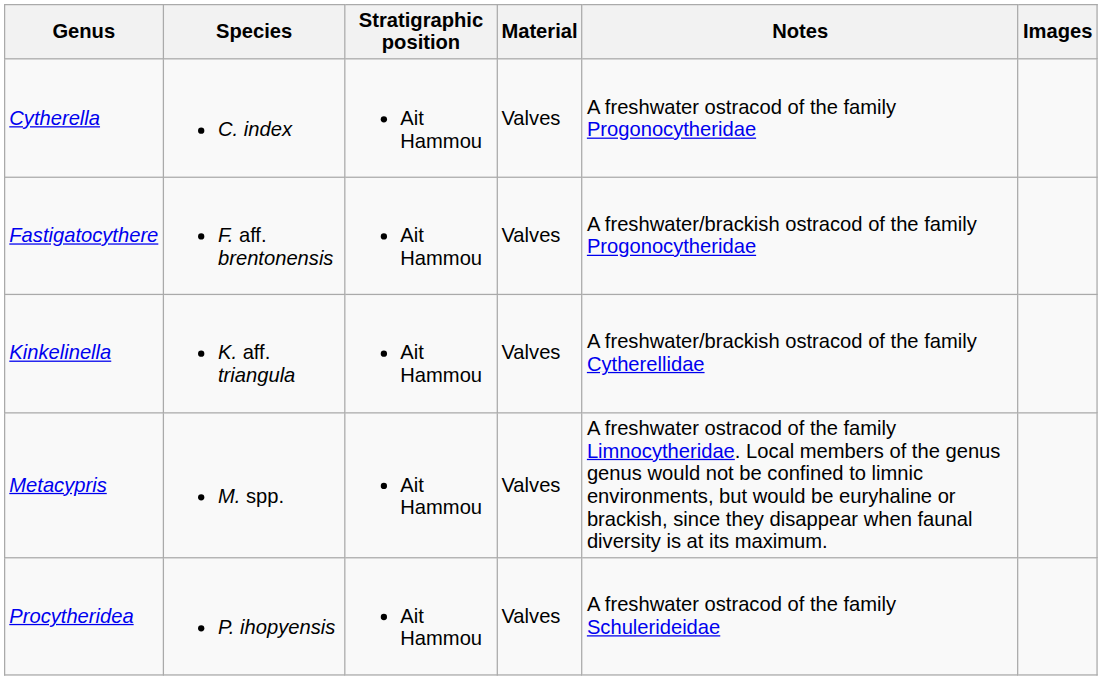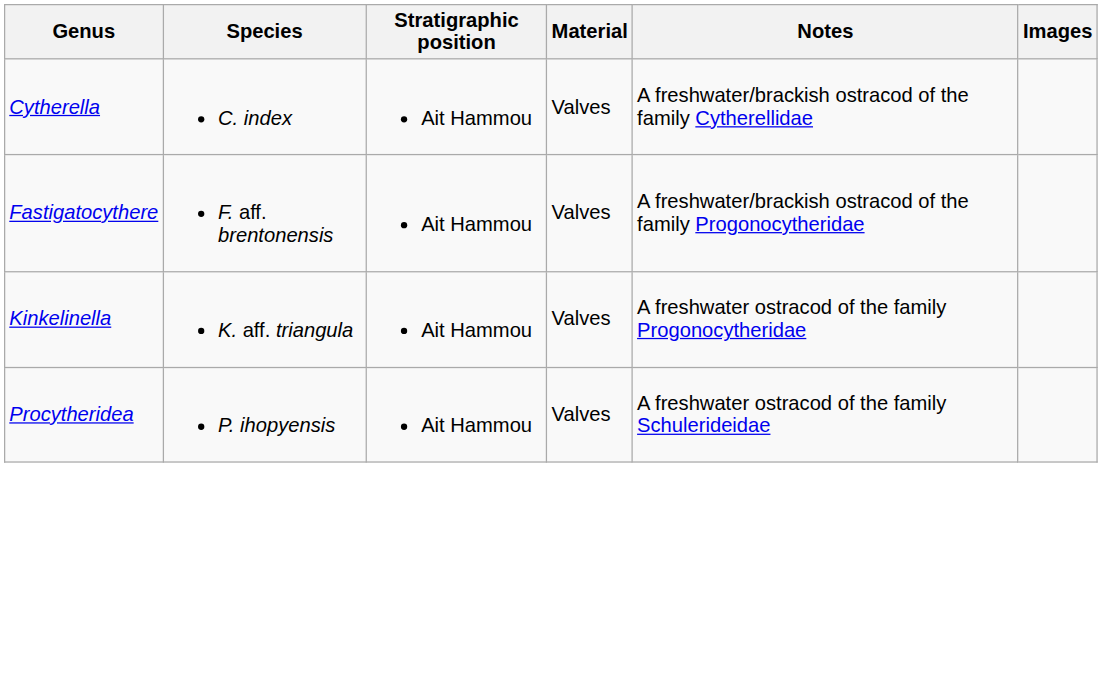(742, 117) A freshwater ostracod of the family Progonocytheridae -> (803, 106) A freshwater/brackish ostracod of the family Cytherellidae
(782, 353) A freshwater/brackish ostracod of the family Cytherellidae -> (792, 319) A freshwater ostracod of the family Progonocytheridae
- row: (58, 484)
